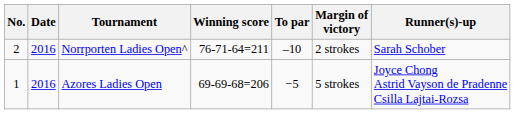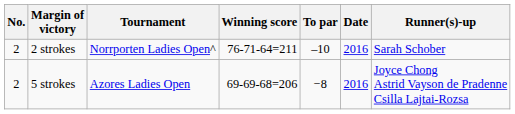columns swapped: (43, 22) <-> (342, 22)
(16, 84) 1 -> (16, 84) 2
(292, 84) −5 -> (320, 84) −8
